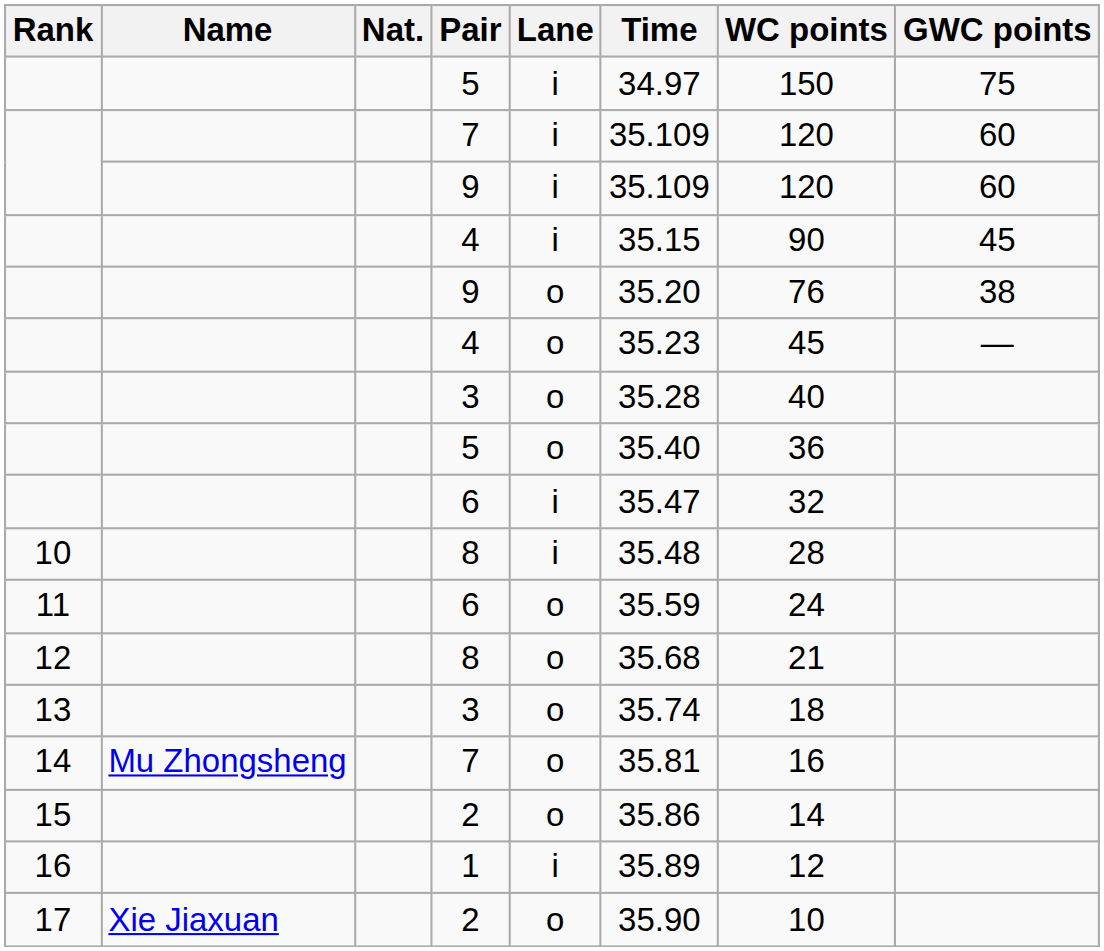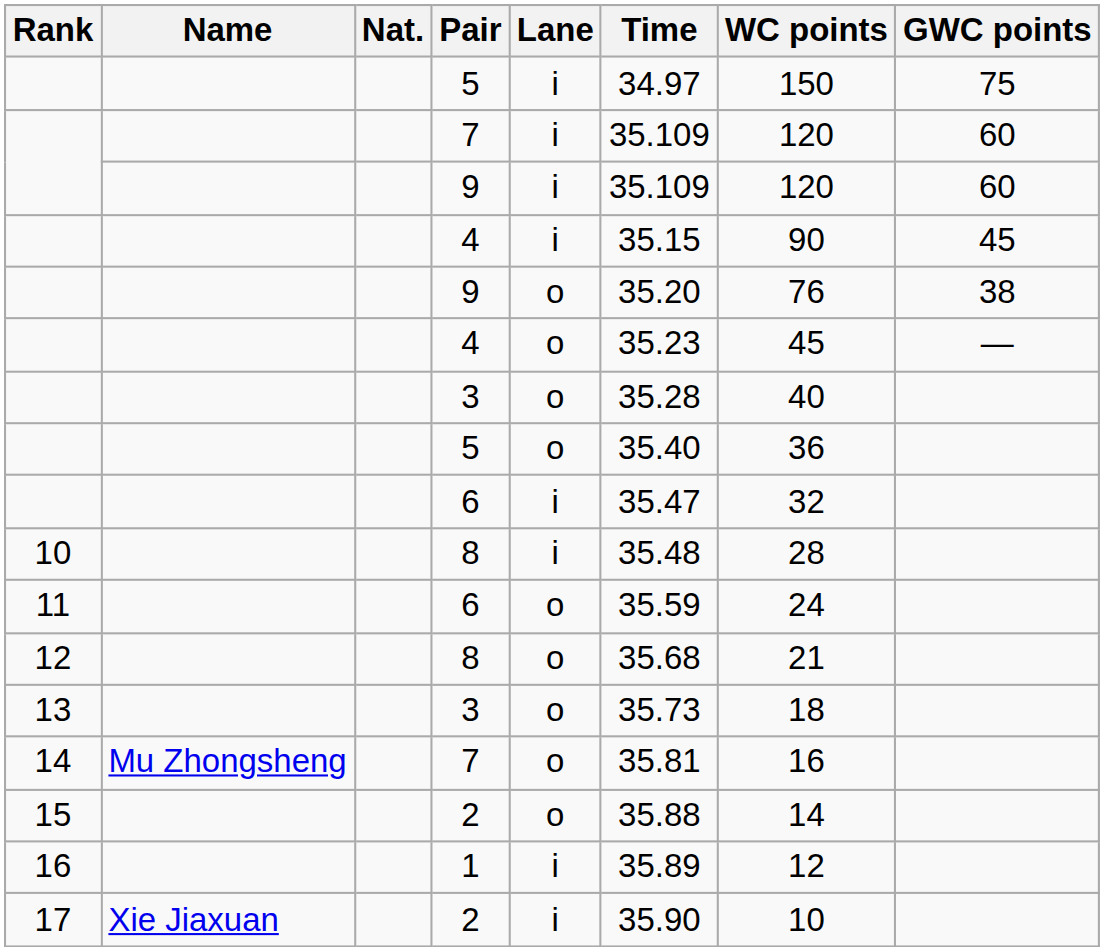(659, 710) 35.74 -> (659, 710) 35.73
(659, 814) 35.86 -> (659, 814) 35.88
(555, 919) o -> (555, 919) i
